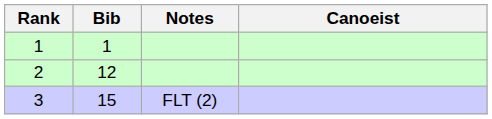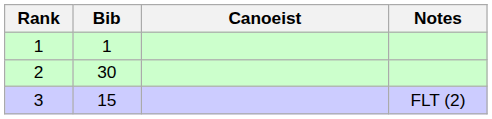columns swapped: (363, 19) <-> (190, 19)
(107, 73) 12 -> (107, 73) 30
